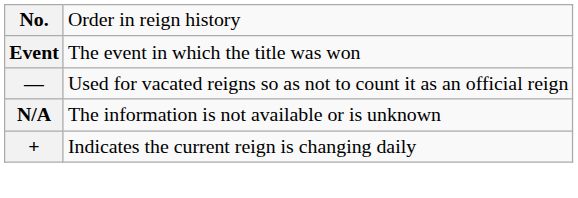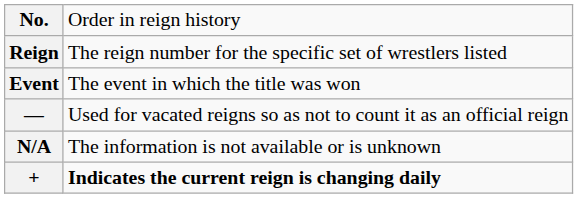+ row: (34, 51)
(242, 146) normal -> (254, 177) bold
